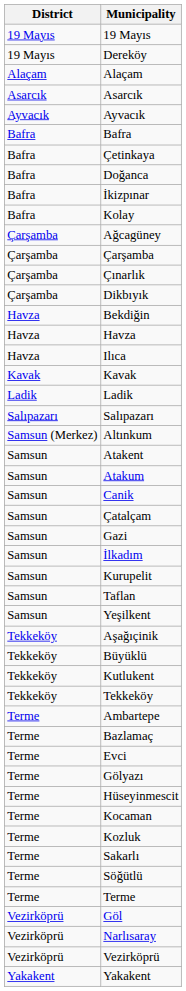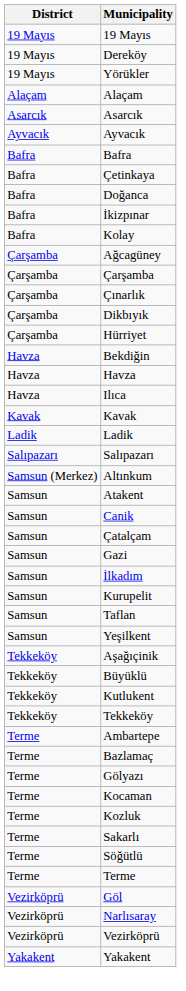+ row: (126, 74)
+ row: (125, 335)
- row: (124, 475)
- row: (115, 756)
- row: (141, 796)
